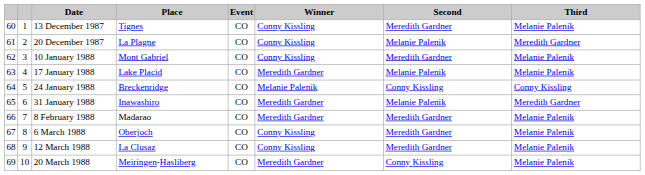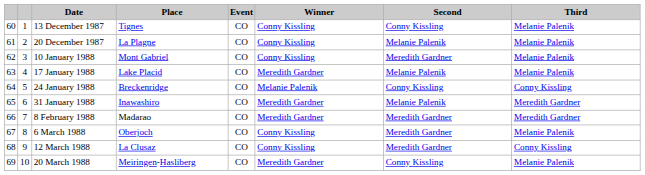(419, 26) Meredith Gardner -> (414, 26) Conny Kissling
(547, 41) Meredith Gardner -> (544, 41) Melanie Palenik
(544, 117) Melanie Palenik -> (547, 117) Meredith Gardner
(544, 147) Melanie Palenik -> (543, 147) Conny Kissling
